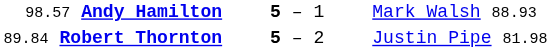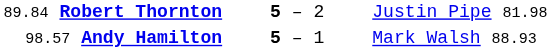rows swapped: (124, 12) <-> (113, 39)
